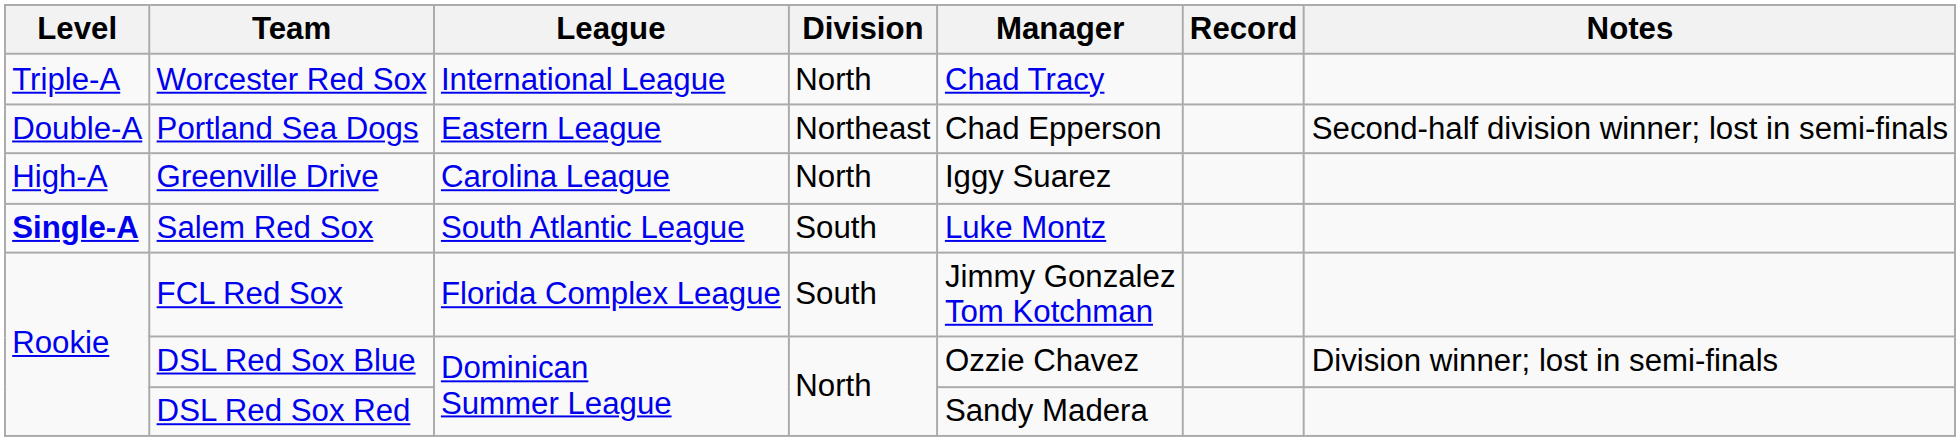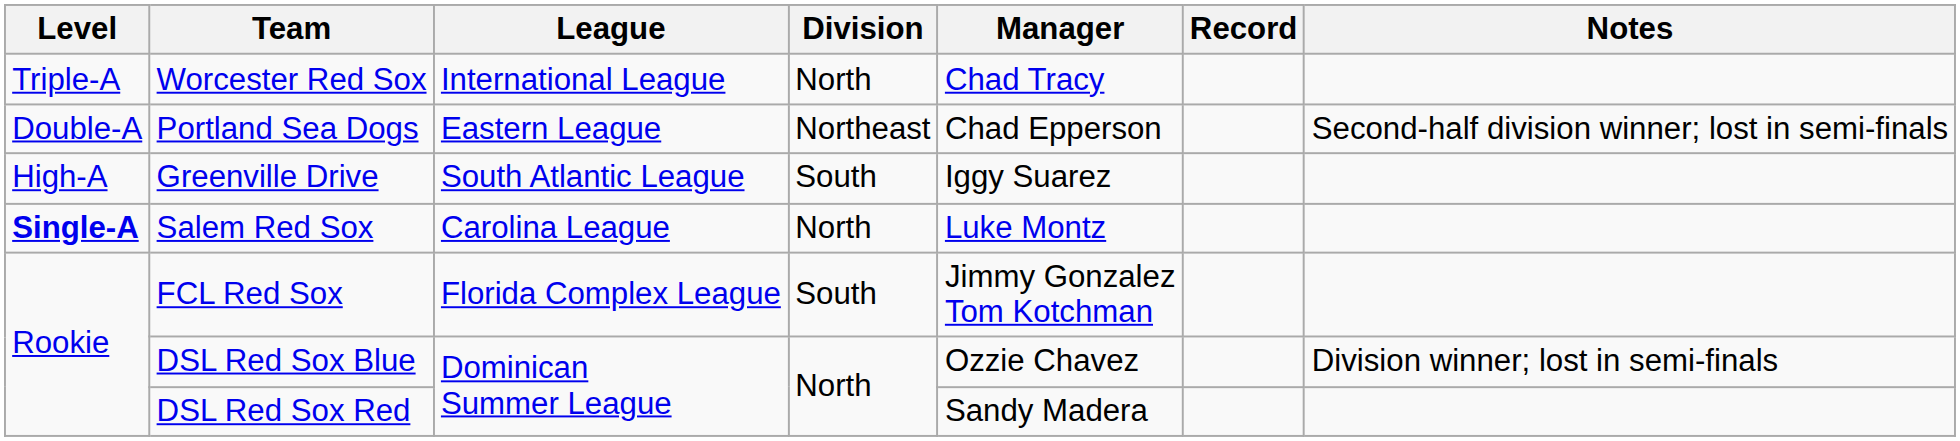(555, 177) Carolina League -> (593, 177) South Atlantic League
(833, 177) North -> (836, 177) South
(593, 227) South Atlantic League -> (555, 227) Carolina League
(836, 227) South -> (833, 227) North
